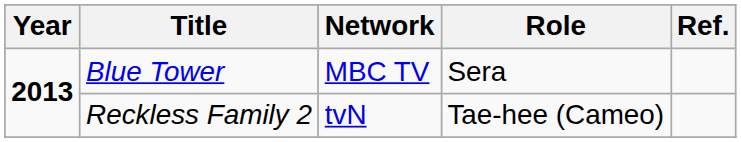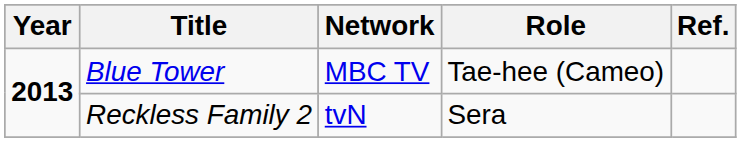(477, 70) Sera -> (556, 70) Tae-hee (Cameo)
(556, 114) Tae-hee (Cameo) -> (477, 114) Sera
